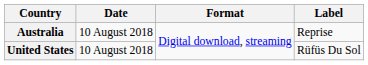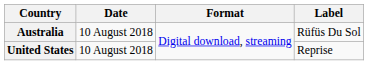(315, 32) Reprise -> (329, 32) Rüfüs Du Sol
(329, 50) Rüfüs Du Sol -> (315, 50) Reprise
